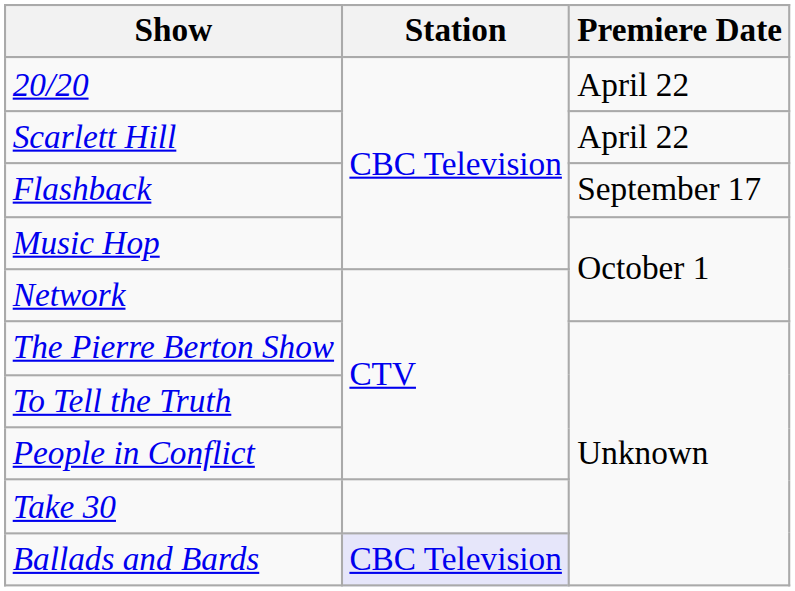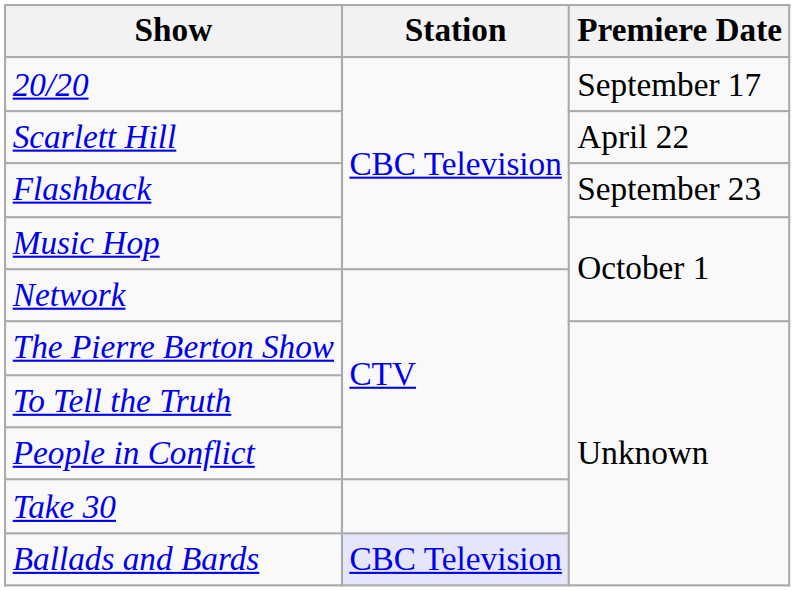(633, 83) April 22 -> (669, 83) September 17
(669, 189) September 17 -> (669, 189) September 23
